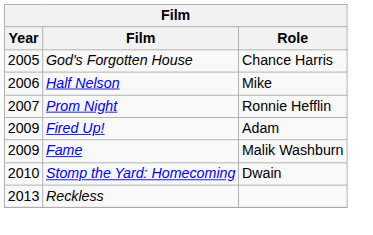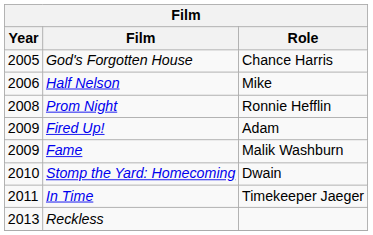(24, 106) 2007 -> (24, 106) 2008
+ row: (70, 196)
